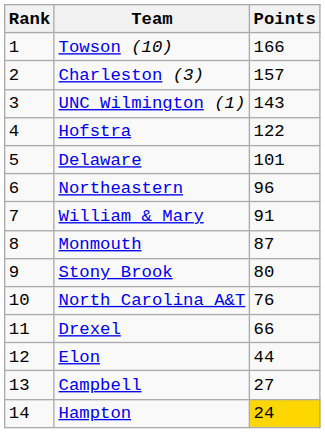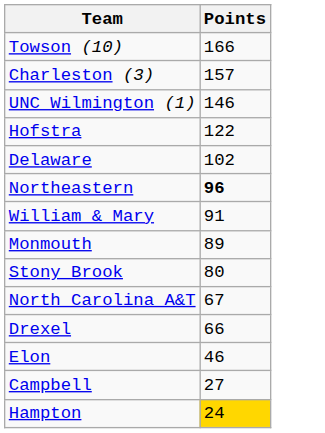- column: (30, 19)
(269, 103) 143 -> (219, 103) 146
(269, 160) 101 -> (219, 160) 102
(264, 188) normal -> (214, 188) bold
(264, 244) 87 -> (214, 244) 89
(264, 301) 76 -> (214, 301) 67
(264, 357) 44 -> (214, 357) 46
